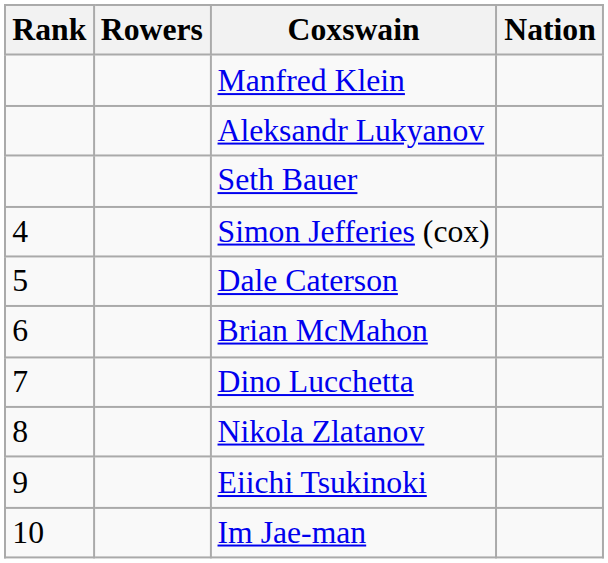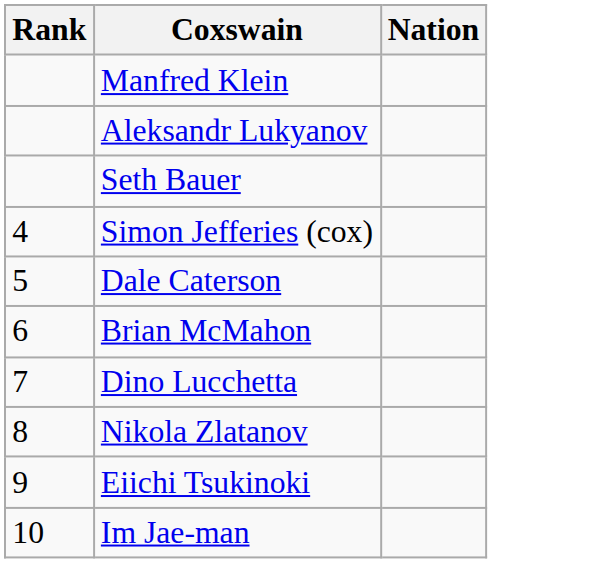- column: (152, 29)
